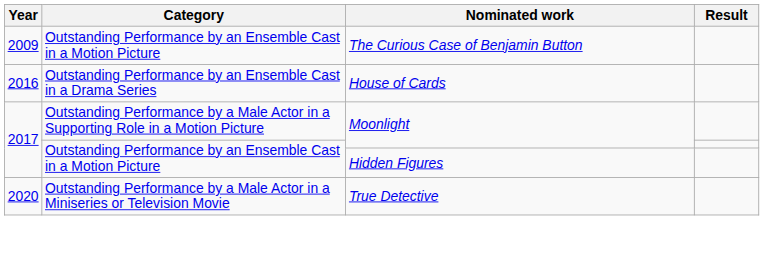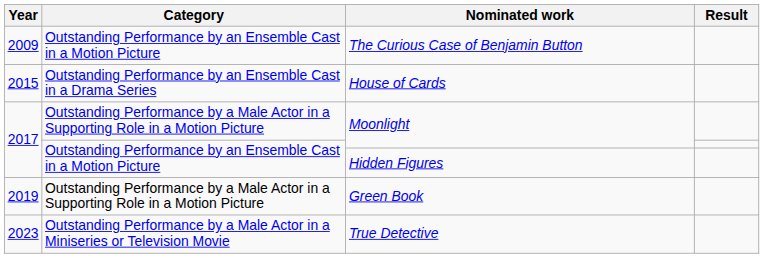(23, 83) 2016 -> (23, 83) 2015
+ row: (187, 196)
(23, 196) 2020 -> (23, 234) 2023
